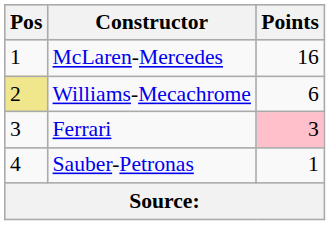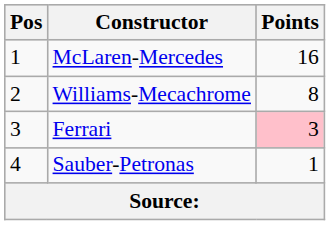(15, 93) khaki background -> (15, 93) no background
(313, 93) 6 -> (313, 93) 8
